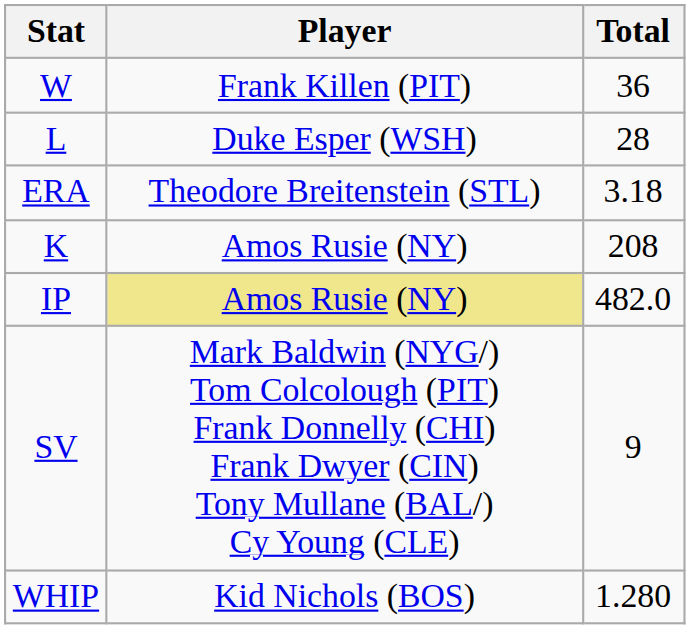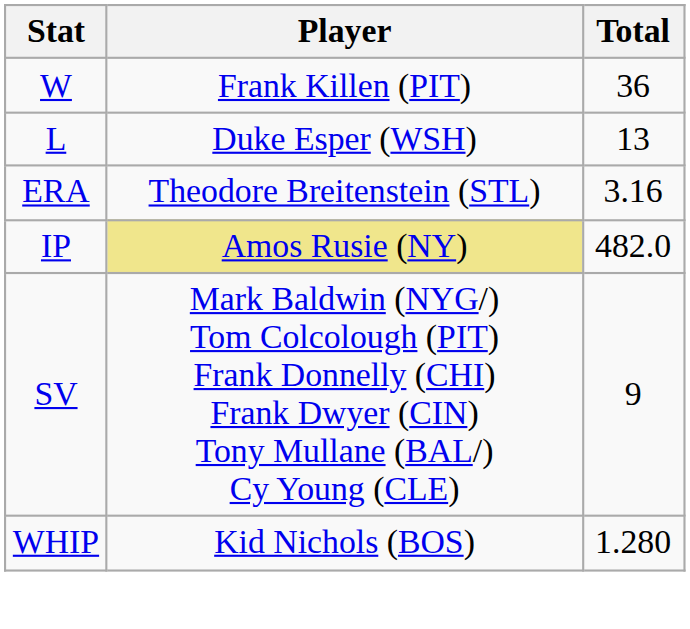(633, 138) 28 -> (633, 138) 13
(633, 191) 3.18 -> (633, 191) 3.16
- row: (56, 245)
